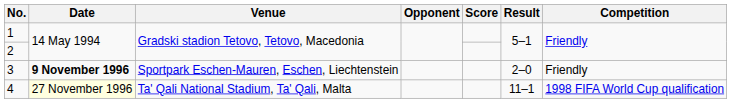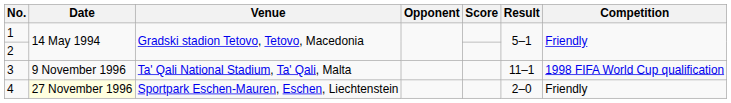(80, 70) bold -> (79, 70) normal
(268, 70) Sportpark Eschen-Mauren, Eschen, Liechtenstein -> (245, 70) Ta' Qali National Stadium, Ta' Qali, Malta
(522, 70) 2–0 -> (522, 70) 11–1
(566, 70) Friendly -> (635, 70) 1998 FIFA World Cup qualification
(245, 88) Ta' Qali National Stadium, Ta' Qali, Malta -> (268, 88) Sportpark Eschen-Mauren, Eschen, Liechtenstein
(522, 88) 11–1 -> (522, 88) 2–0
(635, 88) 1998 FIFA World Cup qualification -> (566, 88) Friendly
